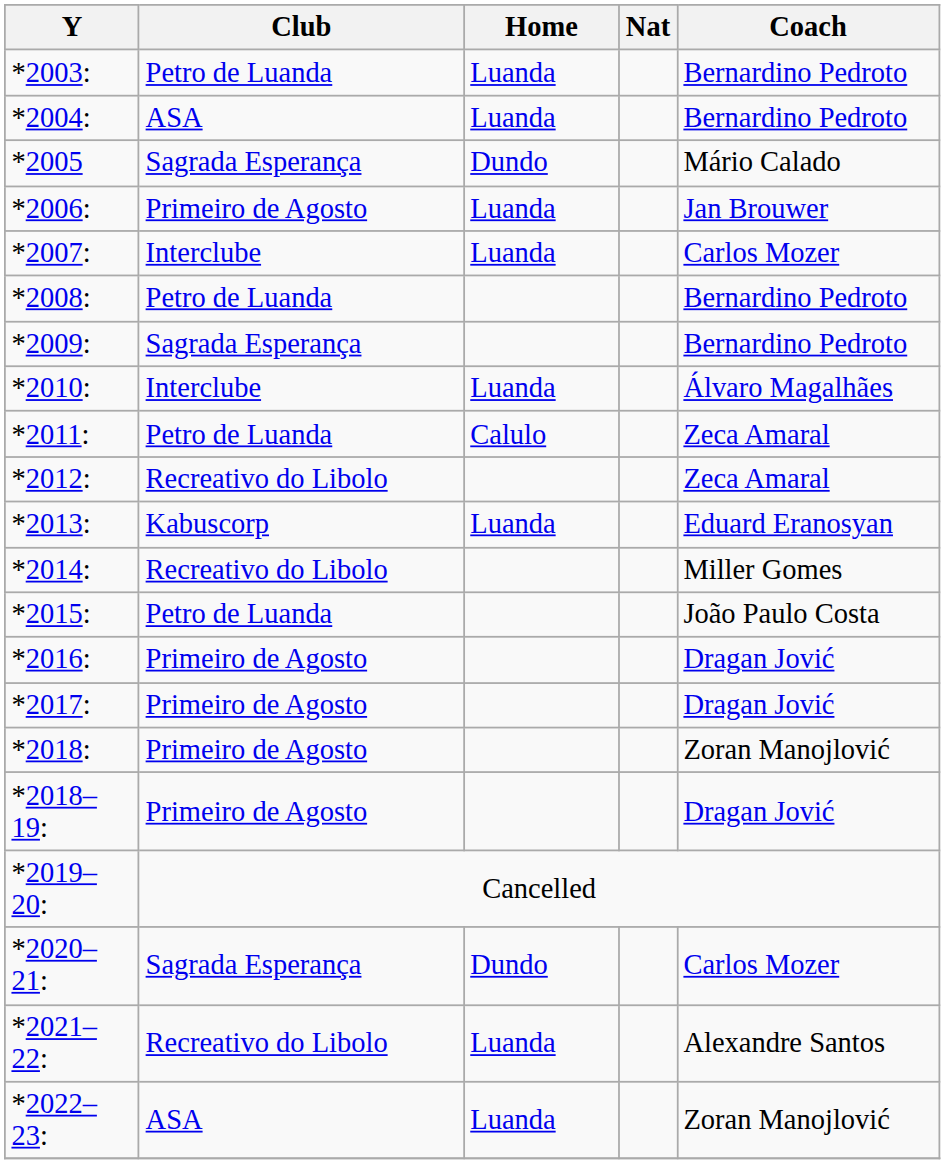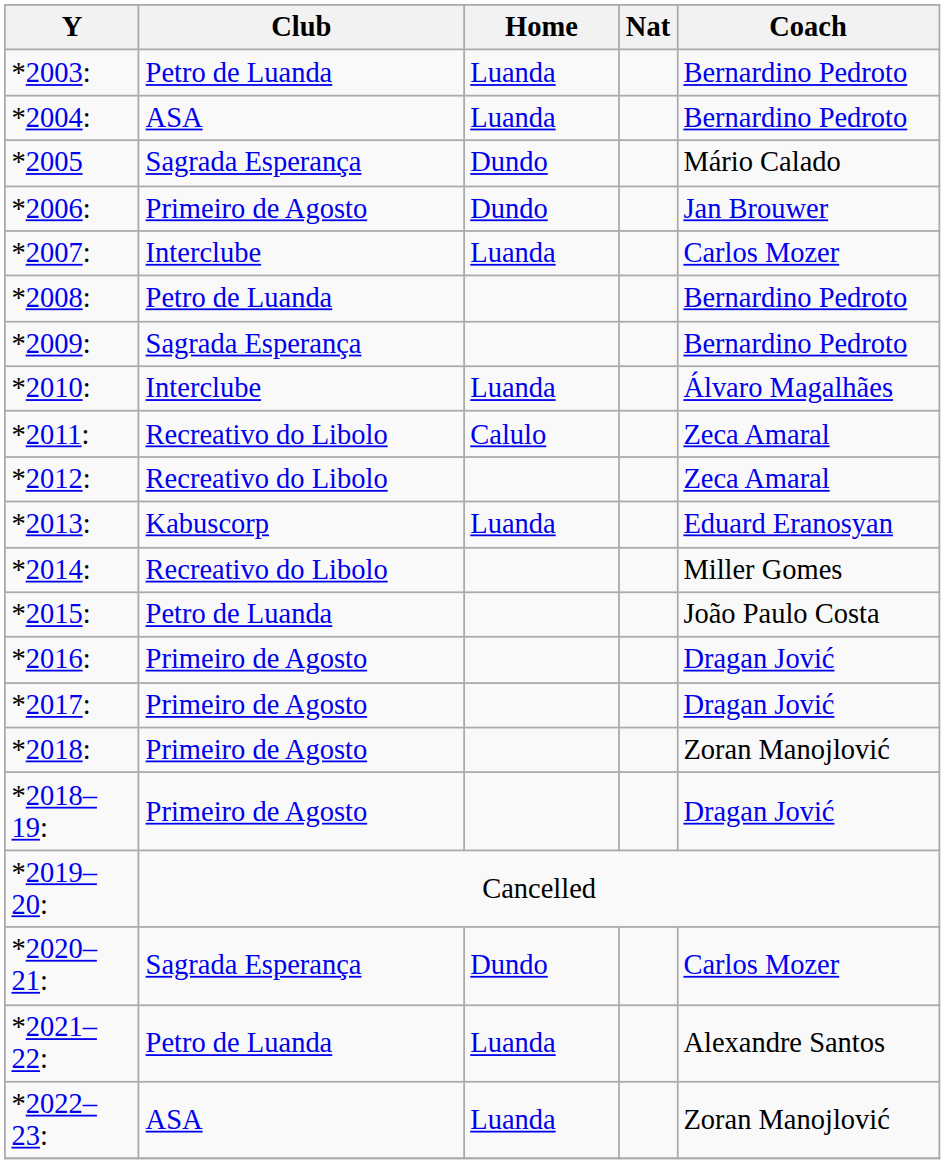(513, 207) Luanda -> (509, 207) Dundo
(239, 433) Petro de Luanda -> (267, 433) Recreativo do Libolo
(267, 1042) Recreativo do Libolo -> (239, 1042) Petro de Luanda
